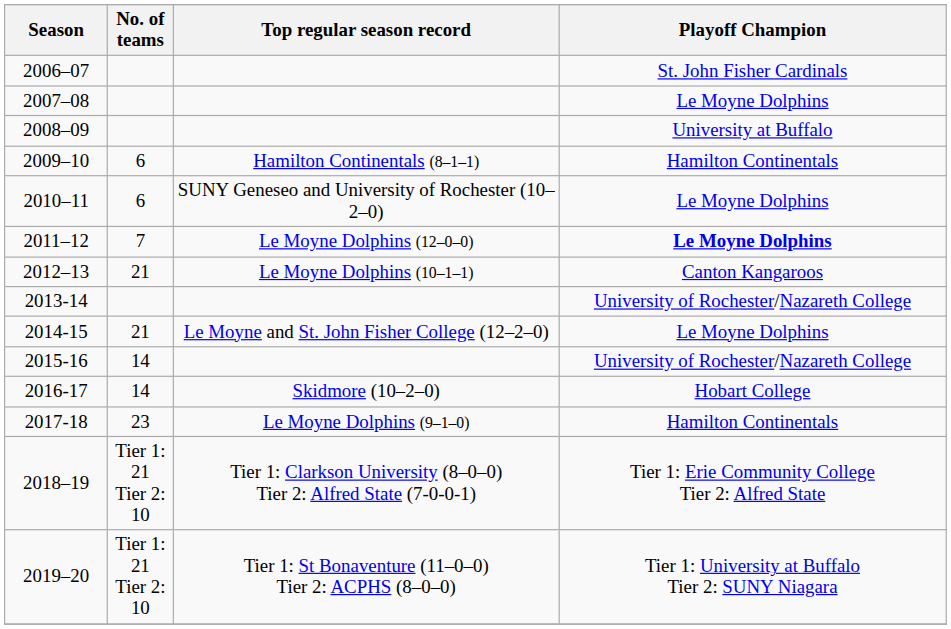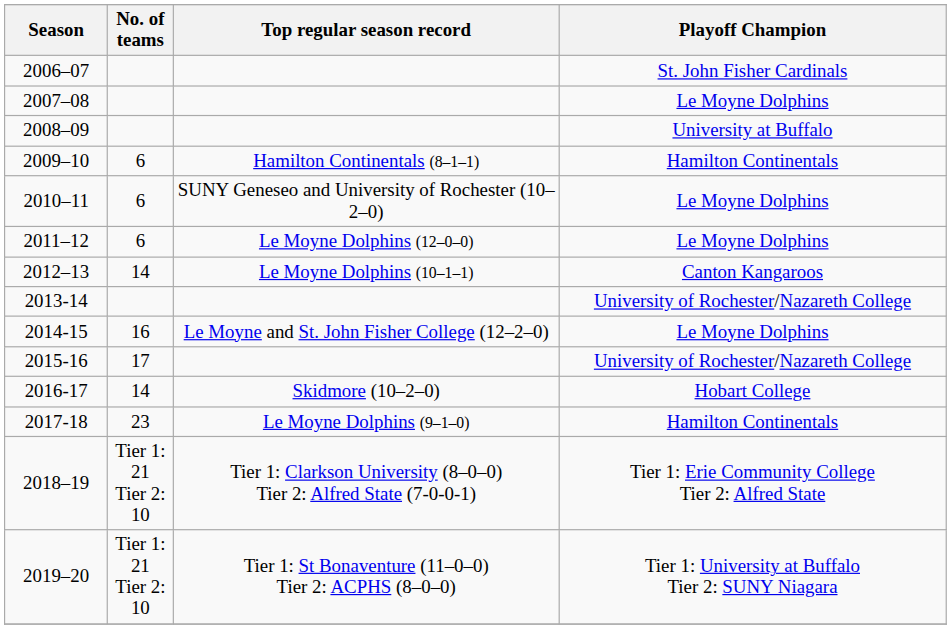(140, 241) 7 -> (140, 241) 6
(752, 241) bold -> (752, 241) normal
(140, 271) 21 -> (140, 271) 14
(140, 331) 21 -> (140, 331) 16
(140, 361) 14 -> (140, 361) 17
